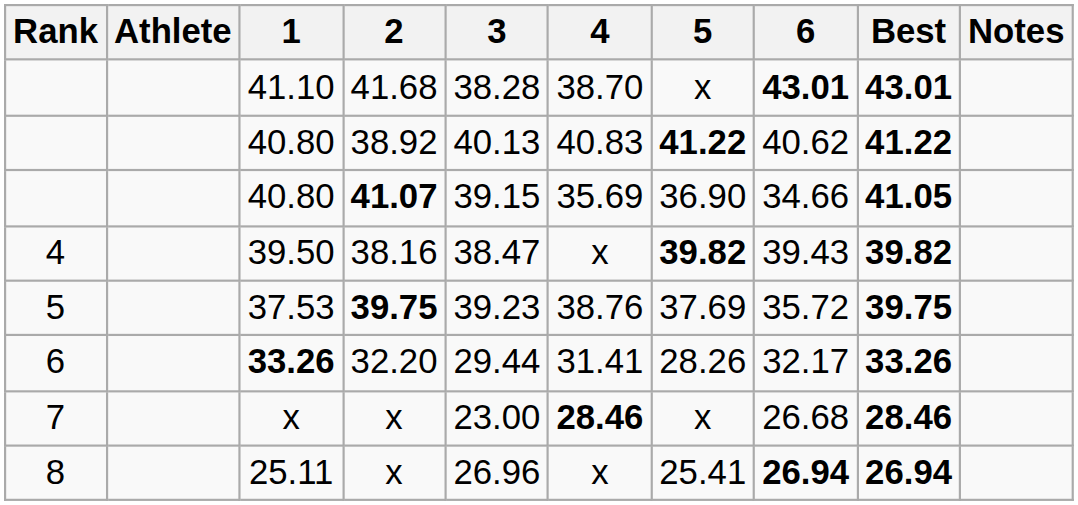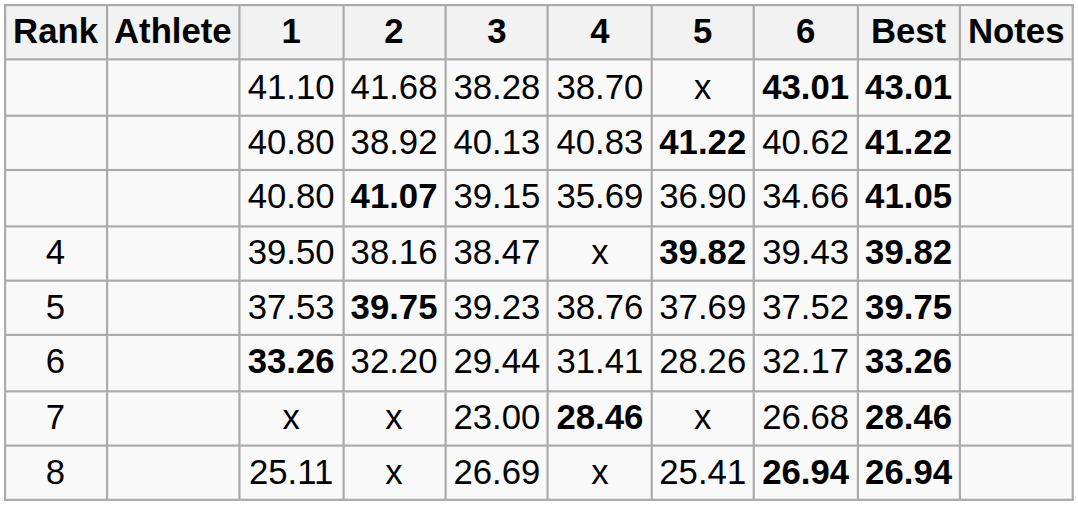(806, 307) 35.72 -> (806, 307) 37.52
(497, 472) 26.96 -> (497, 472) 26.69
